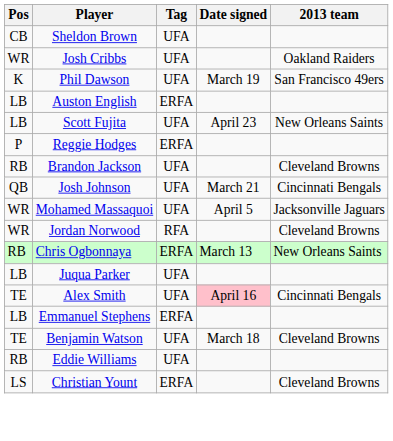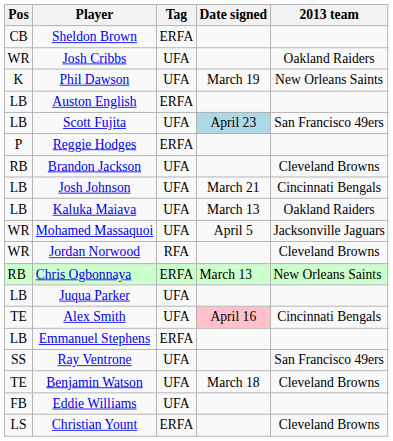(176, 36) UFA -> (176, 36) ERFA
(329, 79) San Francisco 49ers -> (329, 79) New Orleans Saints
(233, 123) no background -> (233, 123) lightblue background
(329, 123) New Orleans Saints -> (329, 123) San Francisco 49ers
(19, 187) QB -> (19, 187) LB
+ row: (94, 209)
+ row: (94, 360)
(19, 360) RB -> (19, 403) FB
